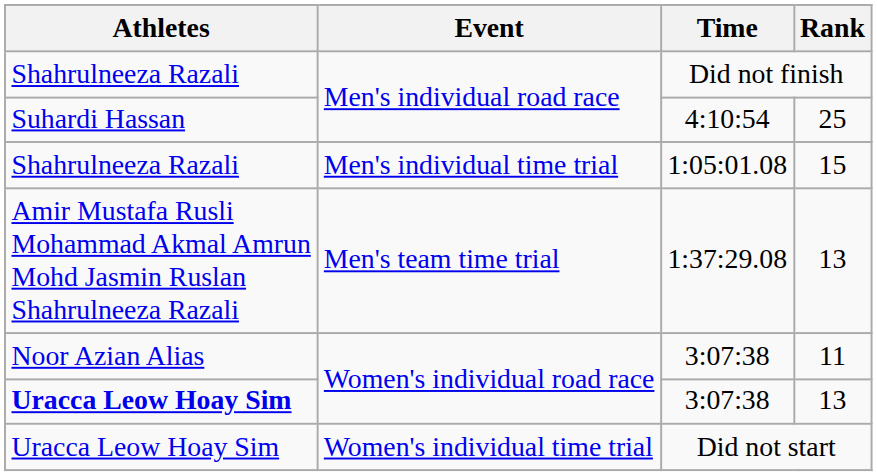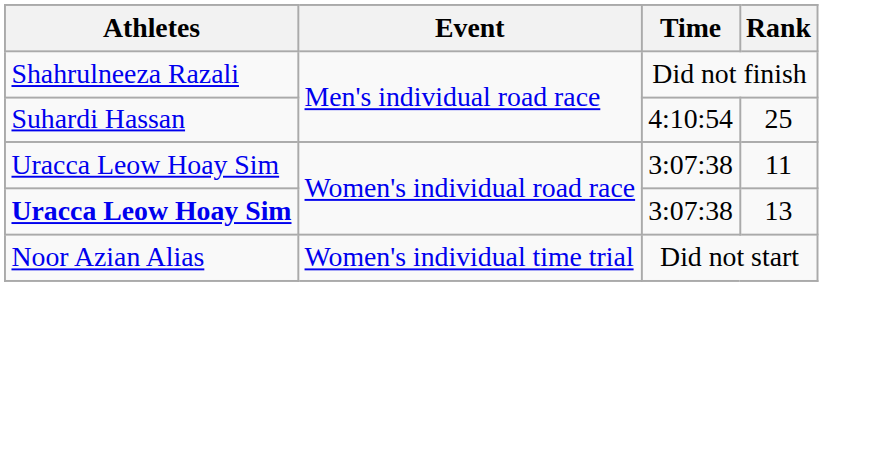- row: (727, 165)
- row: (727, 260)
(108, 355) Noor Azian Alias -> (145, 165) Uracca Leow Hoay Sim
(145, 447) Uracca Leow Hoay Sim -> (108, 256) Noor Azian Alias
